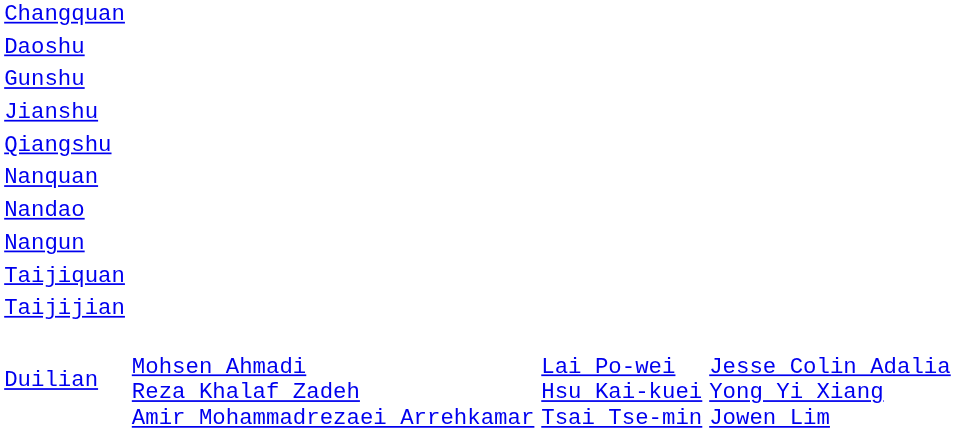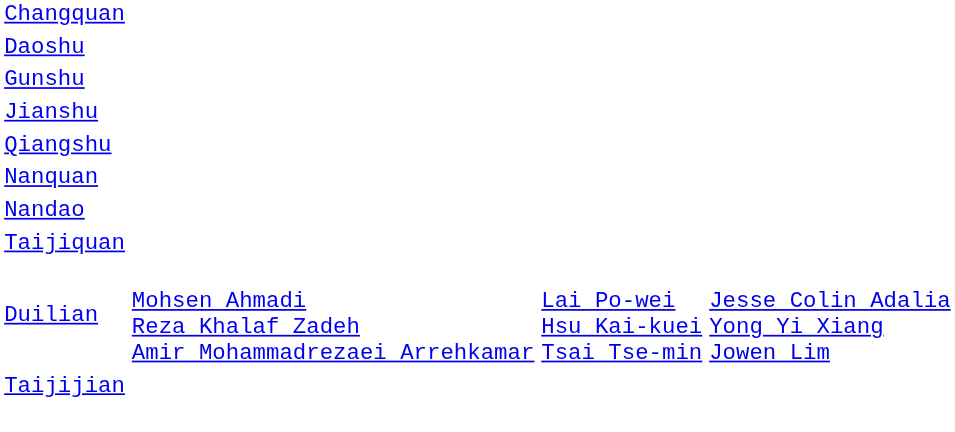- row: (44, 243)
rows swapped: (65, 308) <-> (51, 380)
